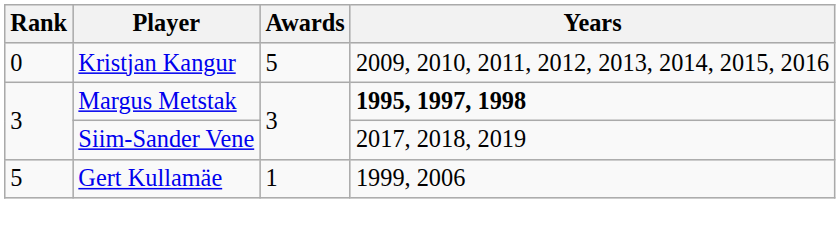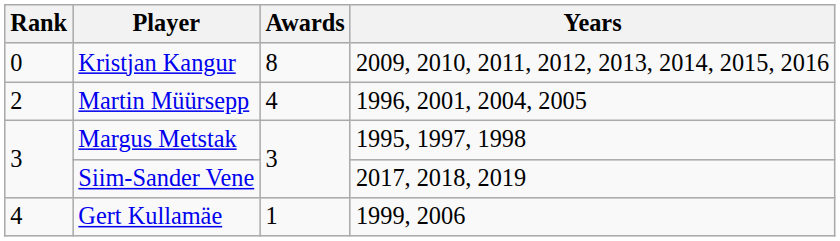(271, 62) 5 -> (271, 62) 8
+ row: (164, 100)
(441, 100) bold -> (441, 139) normal
(16, 178) 5 -> (16, 216) 4
